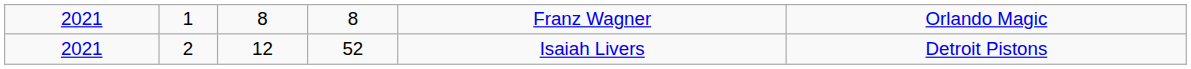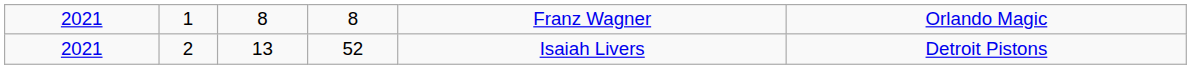(262, 49) 12 -> (262, 49) 13
